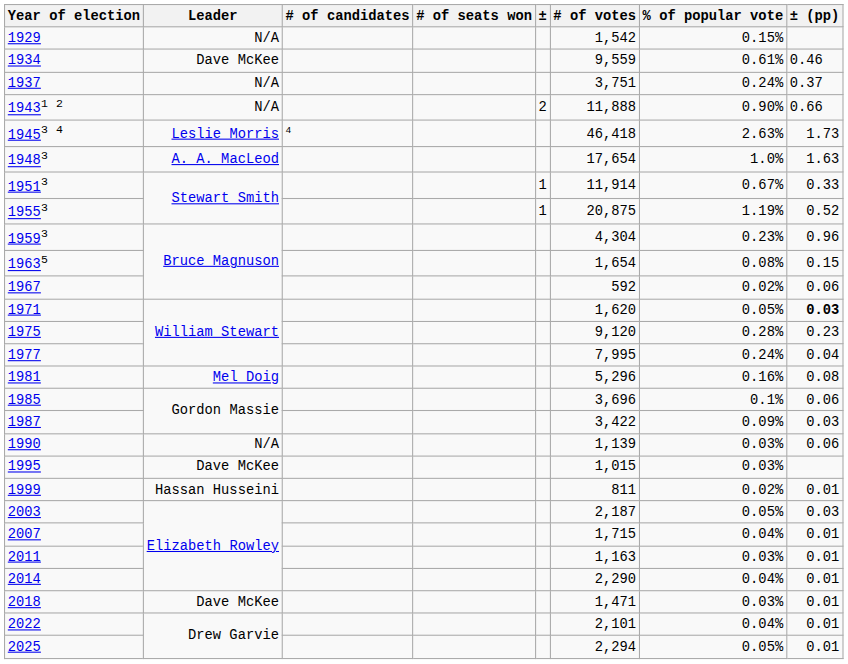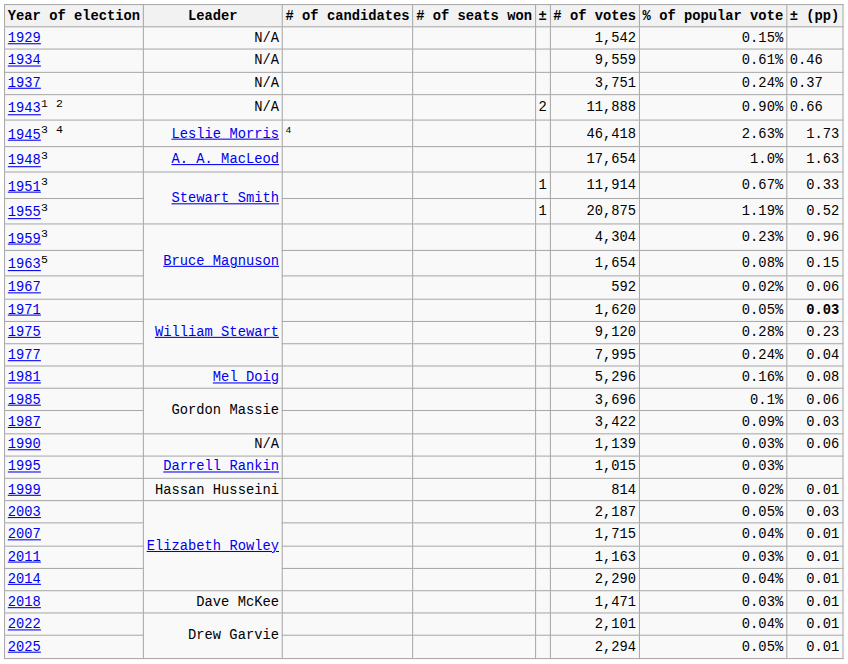(238, 61) Dave McKee -> (267, 61) N/A
(238, 467) Dave McKee -> (221, 467) Darrell Rankin
(624, 490) 811 -> (624, 490) 814
